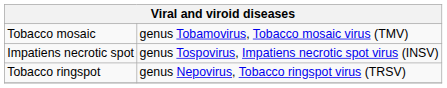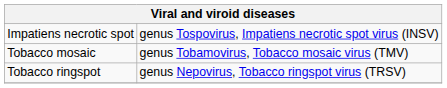rows swapped: (71, 53) <-> (51, 33)
